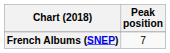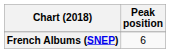(143, 40) 7 -> (143, 40) 6
